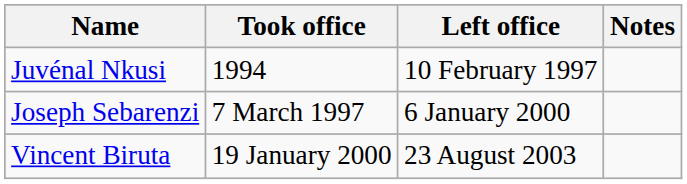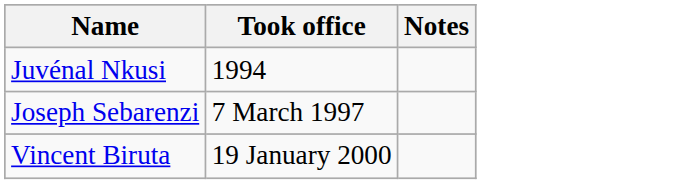- column: (501, 26)
